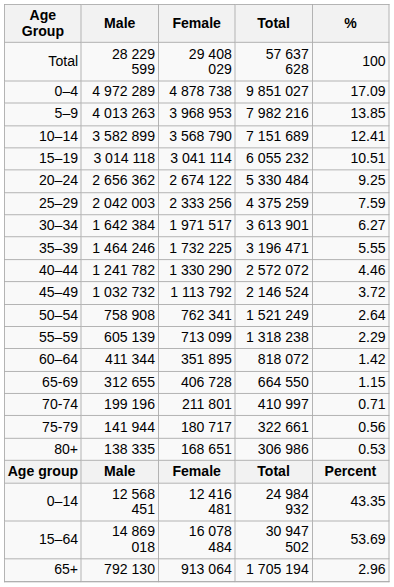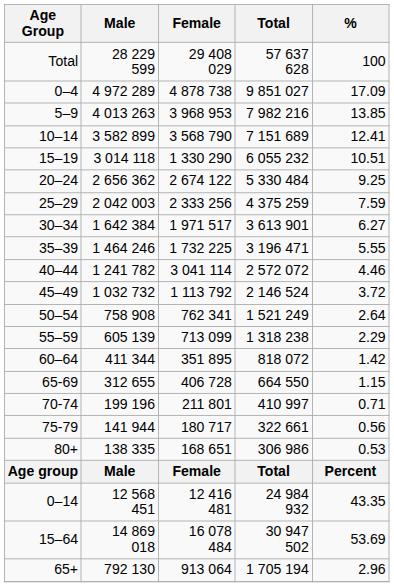(201, 158) 3 041 114 -> (201, 158) 1 330 290
(201, 270) 1 330 290 -> (201, 270) 3 041 114
